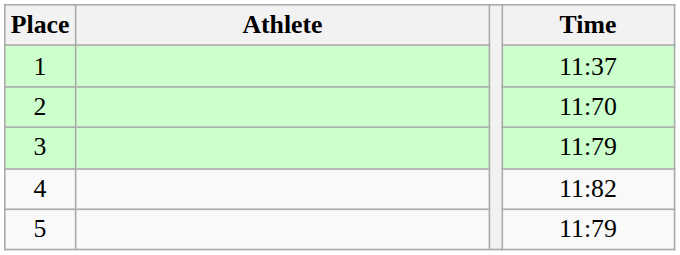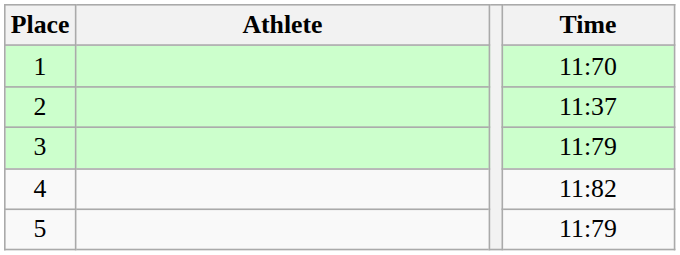(588, 65) 11:37 -> (588, 65) 11:70
(588, 106) 11:70 -> (588, 106) 11:37
